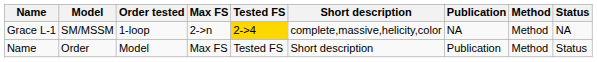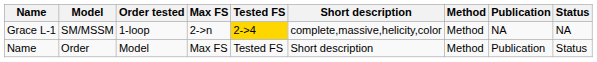columns swapped: (477, 13) <-> (531, 13)
